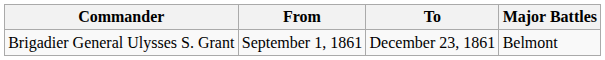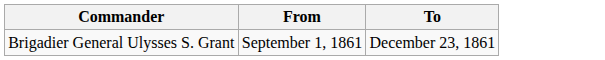- column: (550, 17)
